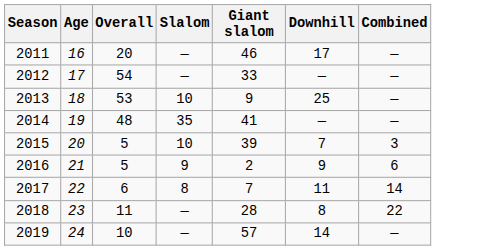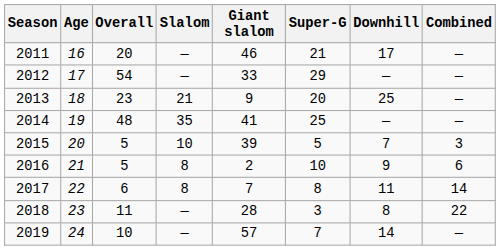+ column: (318, 24)
(124, 99) 53 -> (124, 99) 23
(185, 99) 10 -> (185, 99) 21
(185, 166) 9 -> (185, 166) 8
